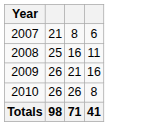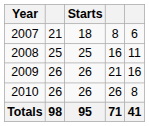+ column: (85, 14)
